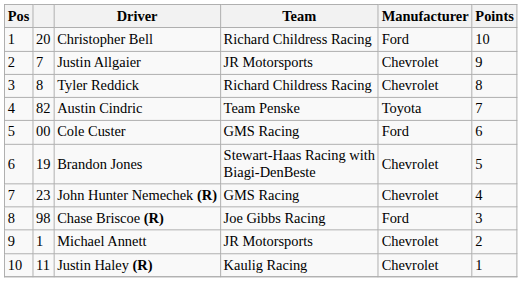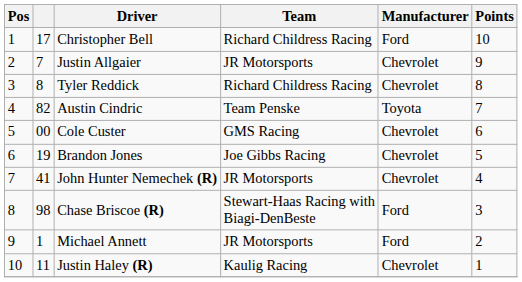(43, 39) 20 -> (43, 39) 17
(395, 131) Ford -> (410, 131) Chevrolet
(299, 163) Stewart-Haas Racing with Biagi-DenBeste -> (274, 155) Joe Gibbs Racing
(43, 194) 23 -> (43, 178) 41
(261, 194) GMS Racing -> (268, 178) JR Motorsports
(274, 218) Joe Gibbs Racing -> (299, 209) Stewart-Haas Racing with Biagi-DenBeste
(410, 241) Chevrolet -> (395, 241) Ford
